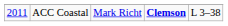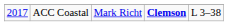(17, 12) 2011 -> (17, 12) 2017
